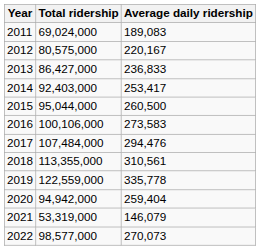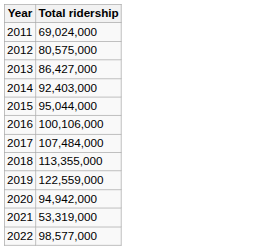- column: (188, 13)
